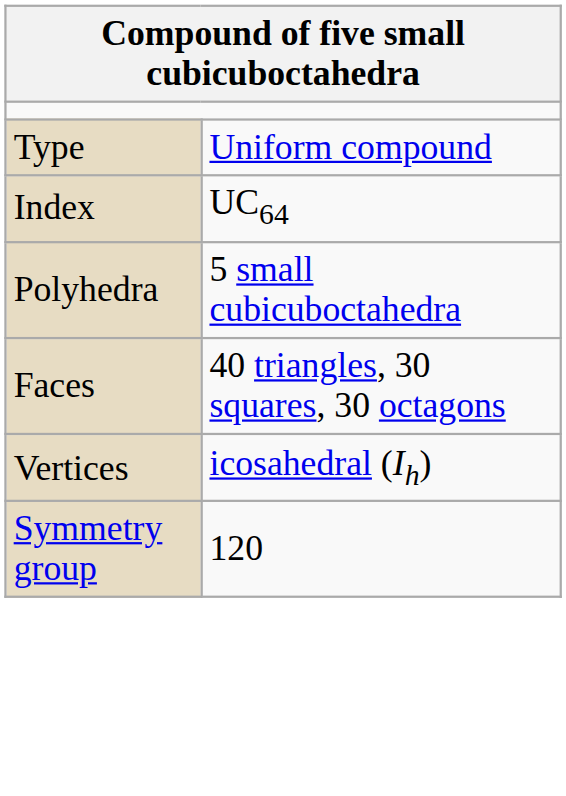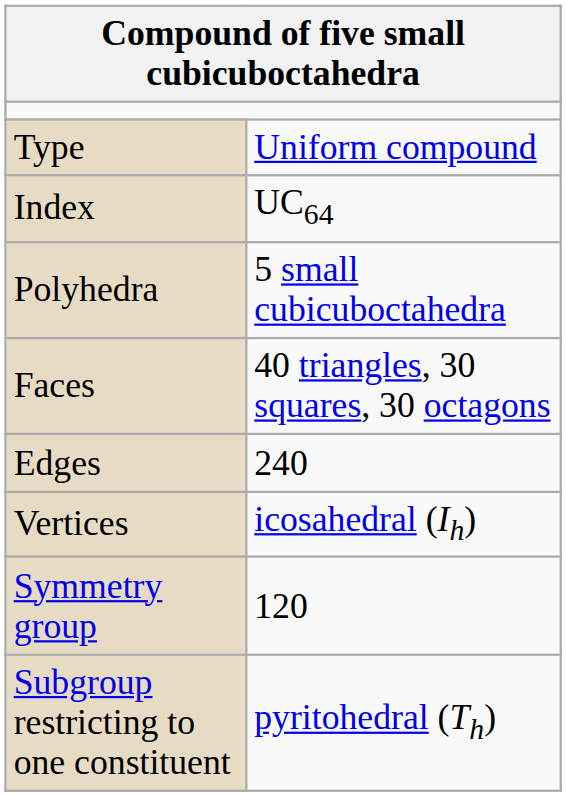+ row: (57, 462)
+ row: (122, 721)
